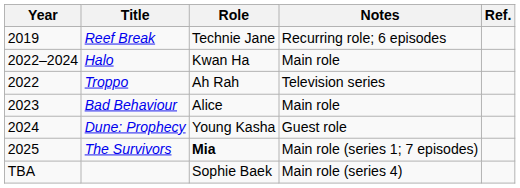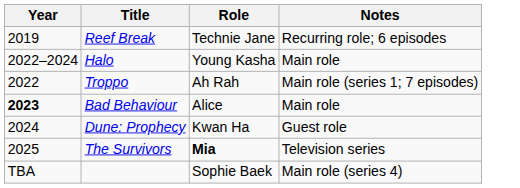- column: (498, 15)
(221, 60) Kwan Ha -> (234, 60) Young Kasha
(334, 82) Television series -> (380, 82) Main role (series 1; 7 episodes)
(23, 104) normal -> (23, 104) bold
(234, 127) Young Kasha -> (221, 127) Kwan Ha
(380, 149) Main role (series 1; 7 episodes) -> (334, 149) Television series
